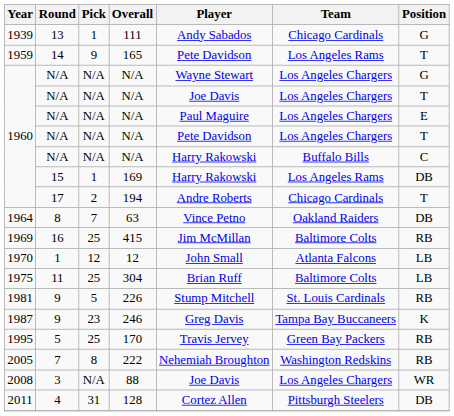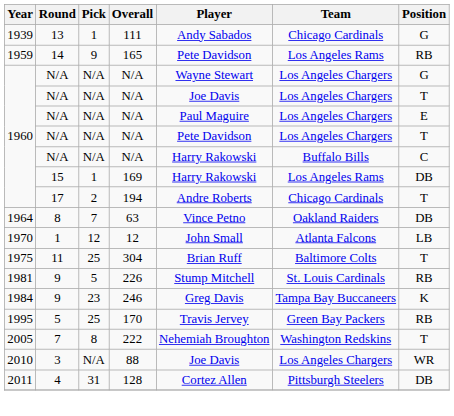(424, 55) T -> (424, 55) RB
- row: (57, 237)
(424, 278) LB -> (424, 258) T
(20, 319) 1987 -> (20, 298) 1984
(424, 359) RB -> (424, 339) T
(20, 380) 2008 -> (20, 359) 2010
